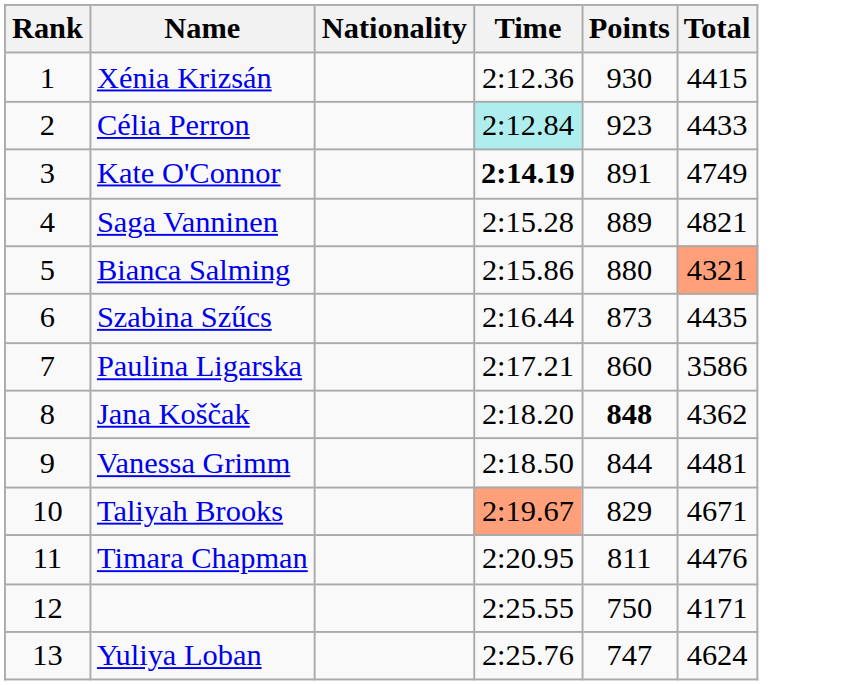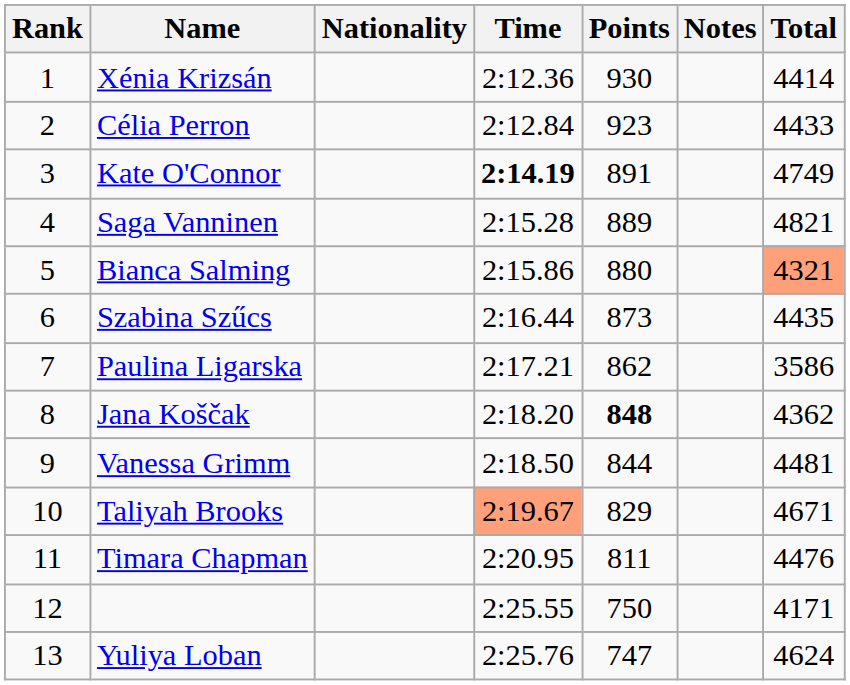+ column: (720, 28)
(717, 76) 4415 -> (804, 76) 4414
(528, 125) paleturquoise background -> (528, 125) no background
(629, 366) 860 -> (629, 366) 862
